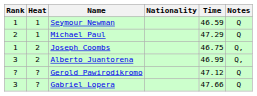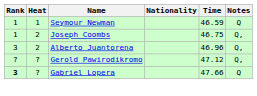- row: (78, 36)
(212, 60) 46.99 -> (212, 48) 46.96
(239, 73) Q -> (239, 60) Q,
(15, 85) normal -> (15, 73) bold
